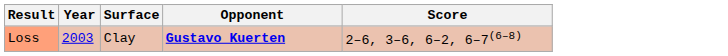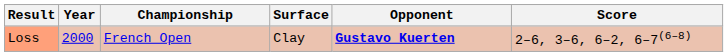+ column: (185, 15)
(78, 39) 2003 -> (78, 39) 2000
